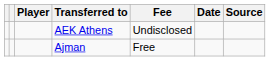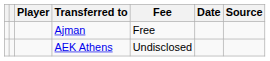rows swapped: (70, 47) <-> (84, 30)
